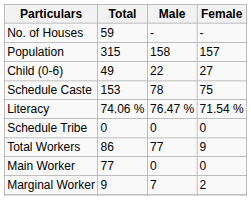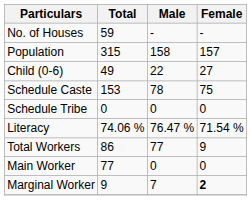rows swapped: (47, 128) <-> (28, 109)
(203, 185) normal -> (203, 185) bold
